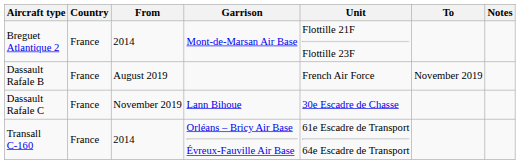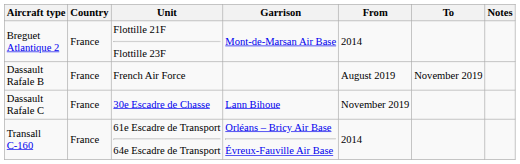columns swapped: (356, 12) <-> (148, 12)
